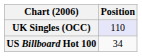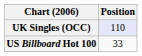(118, 43) 34 -> (118, 43) 33
